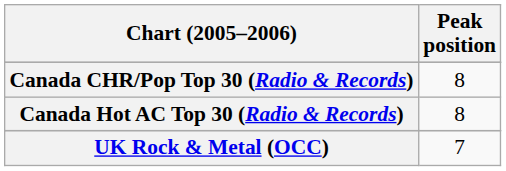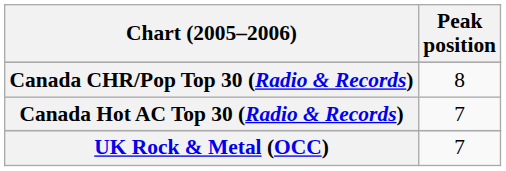(460, 113) 8 -> (460, 113) 7
